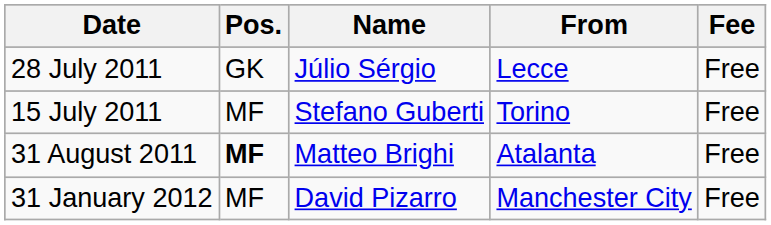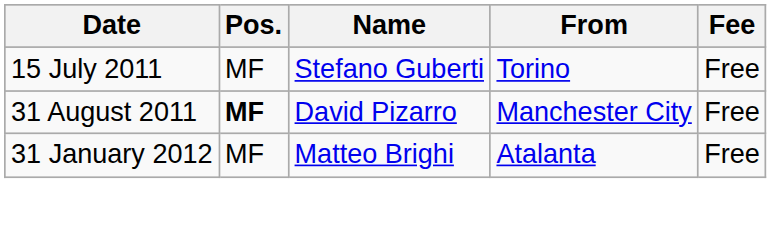- row: (87, 68)
(374, 154) Matteo Brighi -> (376, 111) David Pizarro
(546, 154) Atalanta -> (594, 111) Manchester City
(376, 197) David Pizarro -> (374, 154) Matteo Brighi
(594, 197) Manchester City -> (546, 154) Atalanta
